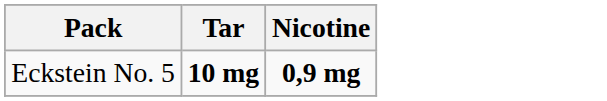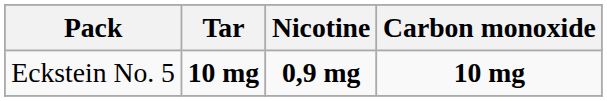+ column: (489, 27)
